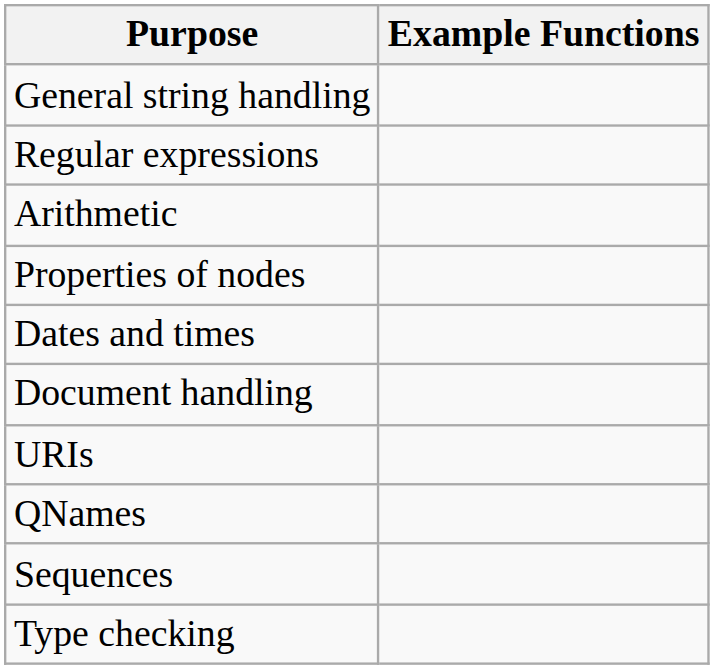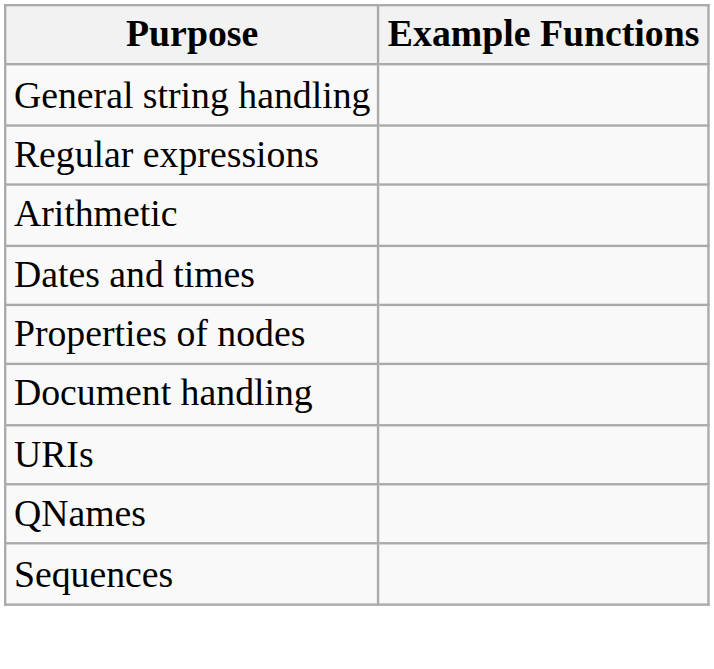rows swapped: (134, 333) <-> (160, 273)
- row: (124, 633)
